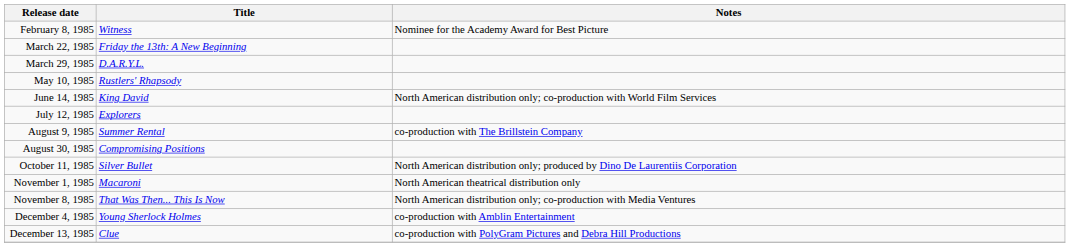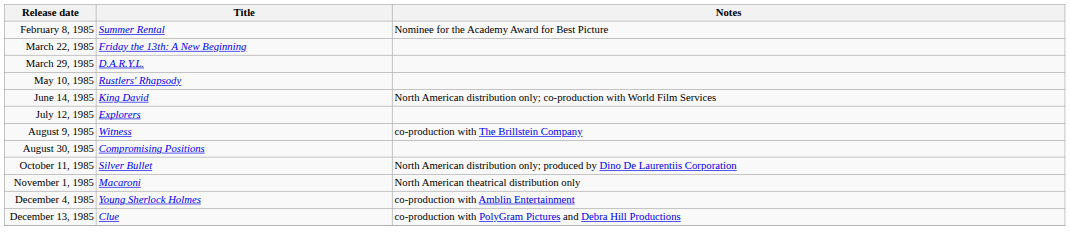(115, 30) Witness -> (132, 30) Summer Rental
(132, 132) Summer Rental -> (115, 132) Witness
- row: (54, 200)
